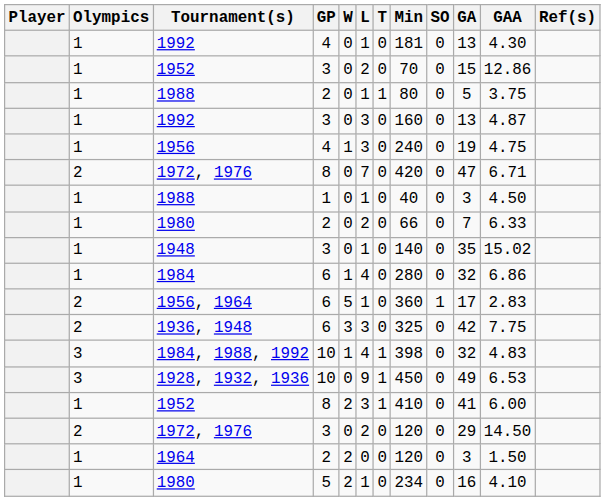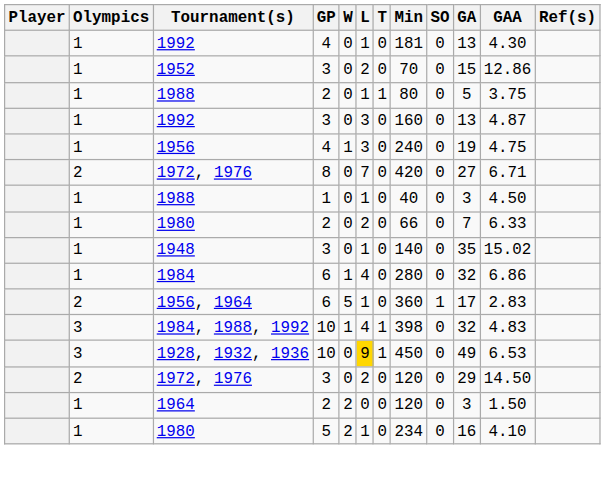(467, 173) 47 -> (467, 173) 27
- row: (204, 328)
(365, 379) no background -> (365, 354) gold background
- row: (176, 405)
